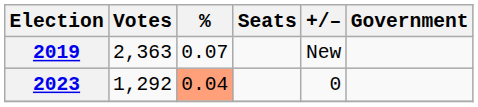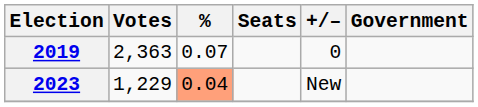(324, 53) New -> (335, 53) 0
(142, 85) 1,292 -> (142, 85) 1,229
(335, 85) 0 -> (324, 85) New
